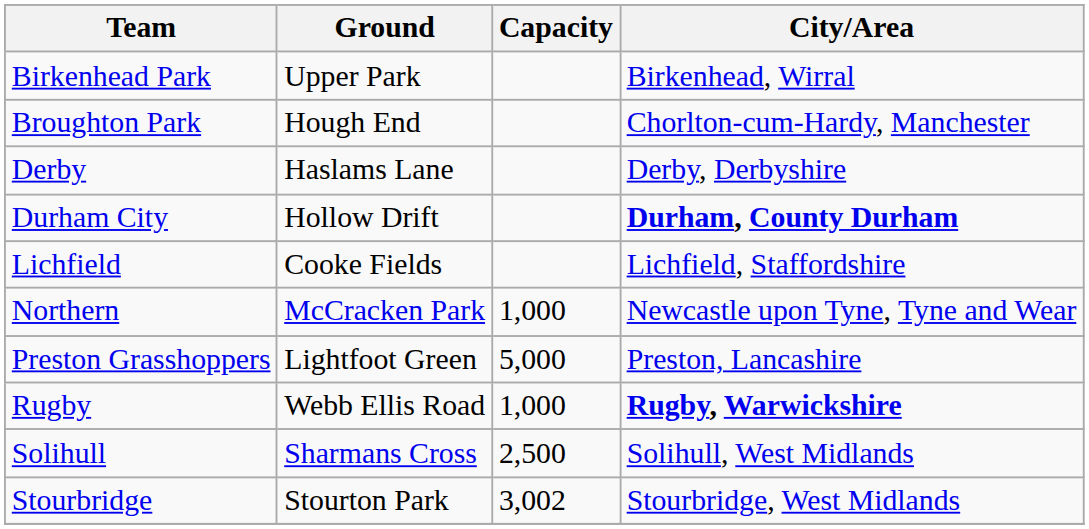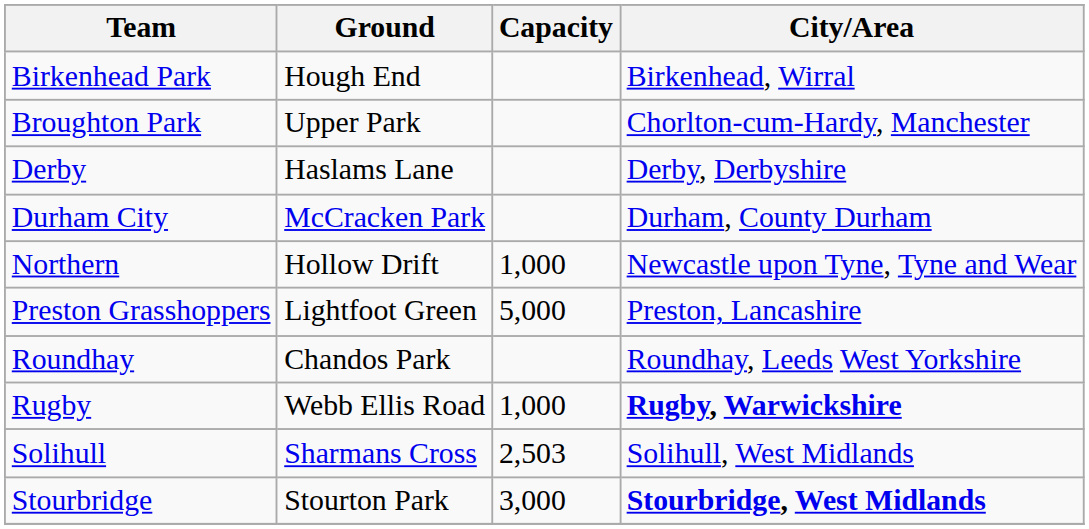(352, 75) Upper Park -> (352, 75) Hough End
(352, 122) Hough End -> (352, 122) Upper Park
(362, 216) Hollow Drift -> (385, 216) McCracken Park
(792, 216) bold -> (779, 216) normal
- row: (66, 264)
(385, 311) McCracken Park -> (362, 264) Hollow Drift
+ row: (73, 358)
(532, 452) 2,500 -> (532, 452) 2,503
(532, 500) 3,002 -> (532, 500) 3,000
(793, 500) normal -> (806, 500) bold
